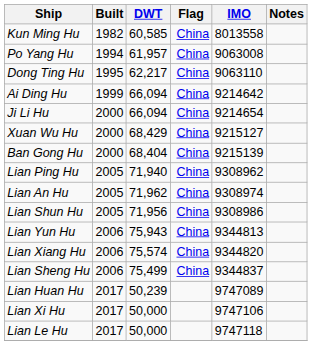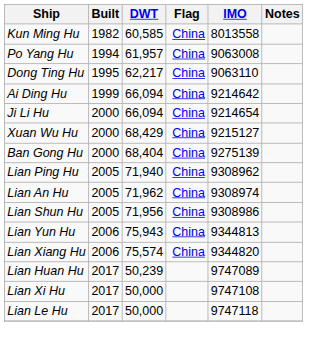(239, 152) 9215139 -> (235, 152) 9275139
- row: (49, 271)
(239, 311) 9747106 -> (235, 291) 9747108
